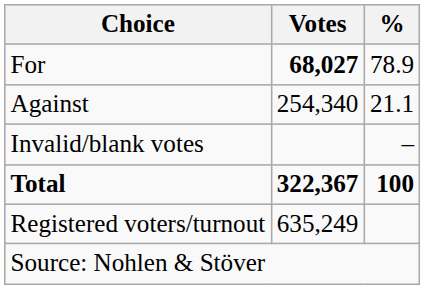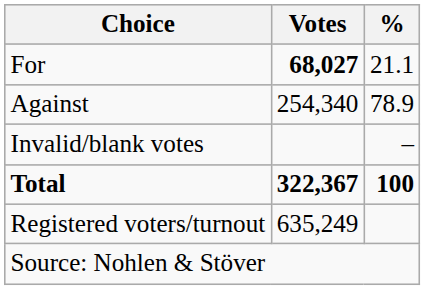(392, 64) 78.9 -> (392, 64) 21.1
(392, 104) 21.1 -> (392, 104) 78.9
